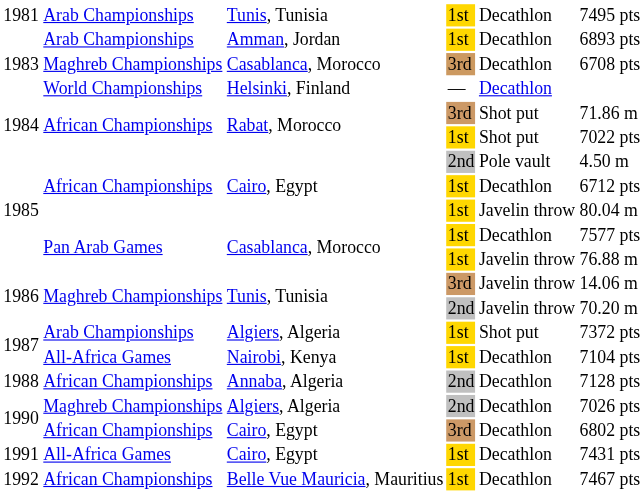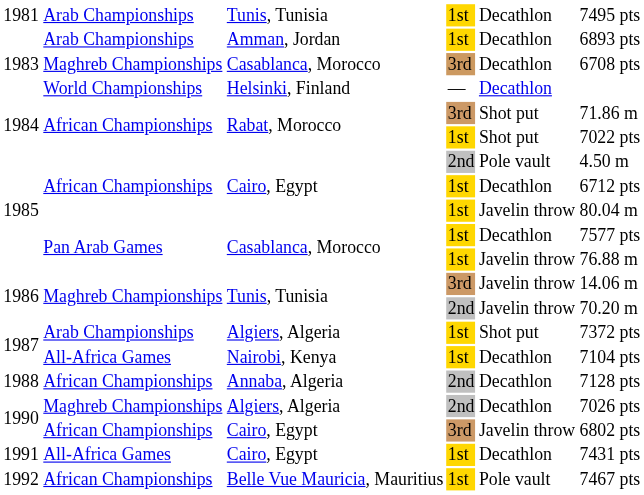(515, 430) Decathlon -> (527, 430) Javelin throw
(515, 479) Decathlon -> (515, 479) Pole vault
